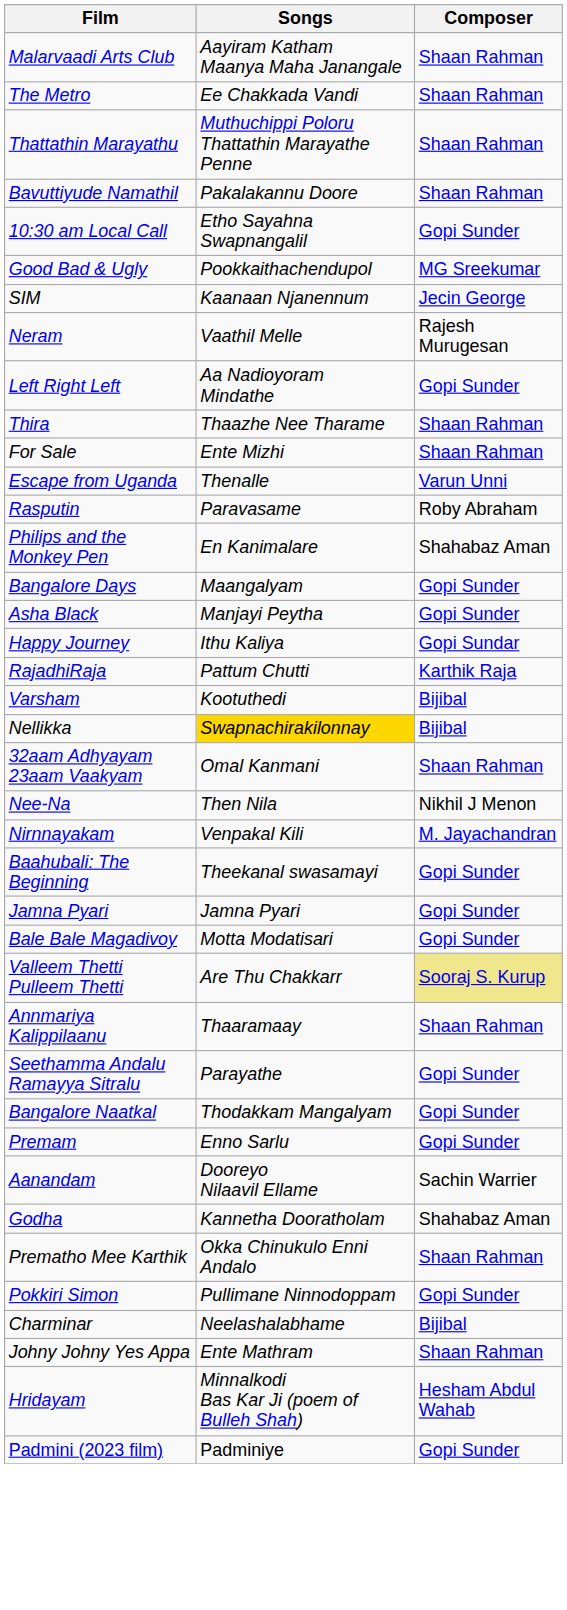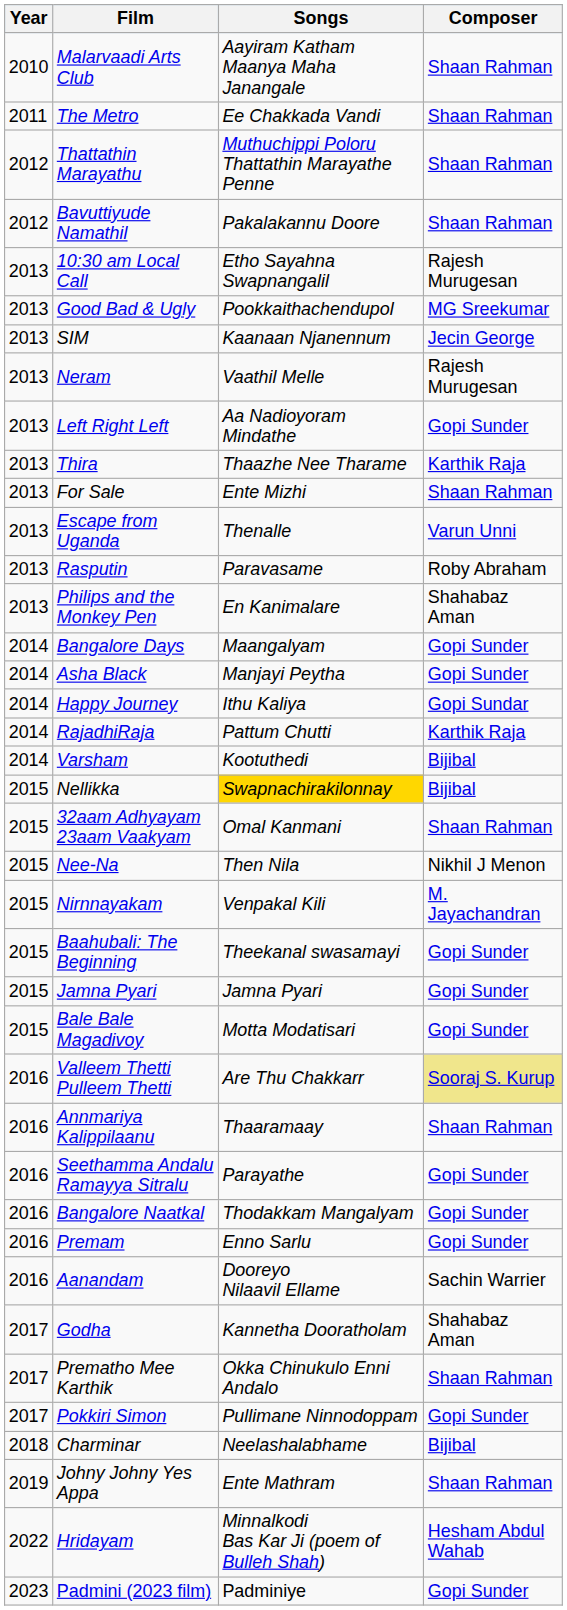+ column: (29, 18)
(469, 231) Gopi Sunder -> (473, 271) Rajesh Murugesan
(481, 423) Shaan Rahman -> (477, 464) Karthik Raja
